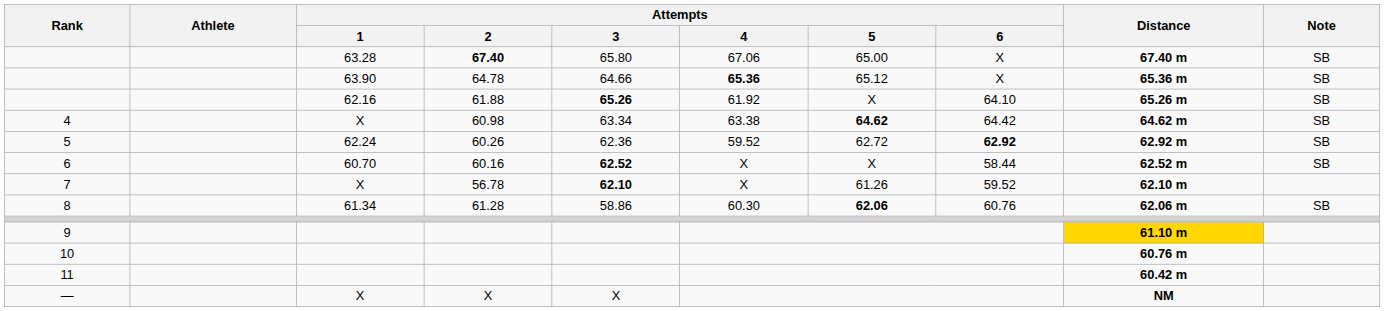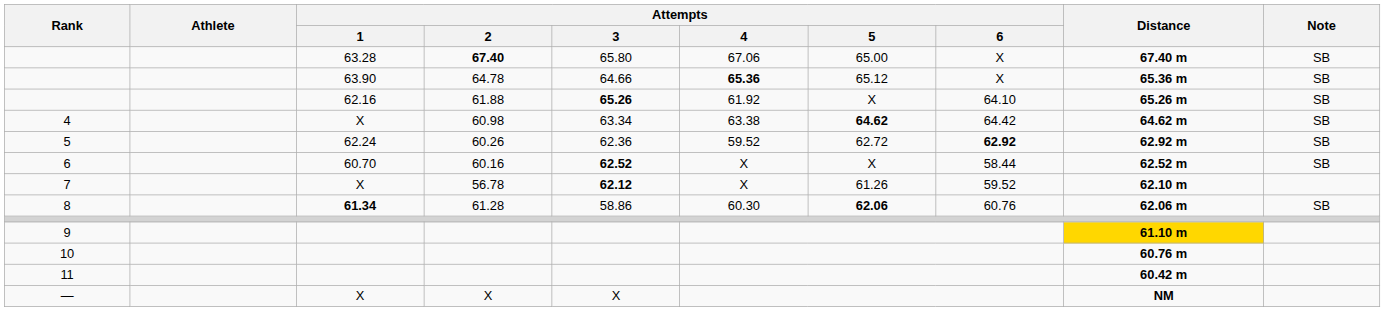(616, 184) 62.10 -> (616, 184) 62.12
(360, 205) normal -> (360, 205) bold
